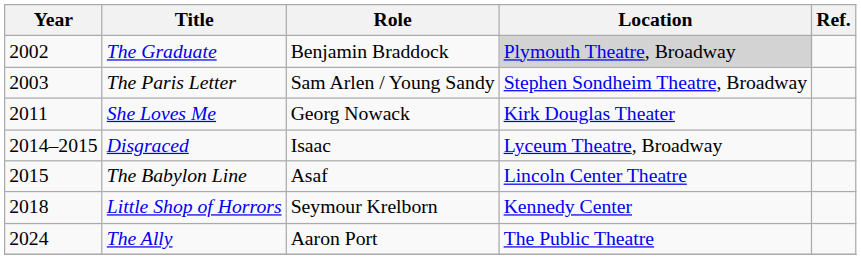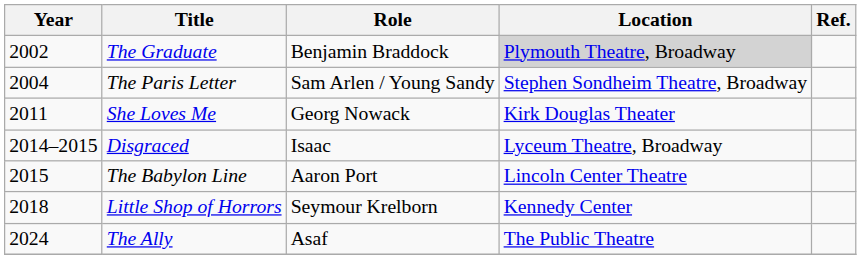(29, 82) 2003 -> (29, 82) 2004
(309, 176) Asaf -> (334, 176) Aaron Port
(334, 238) Aaron Port -> (309, 238) Asaf
